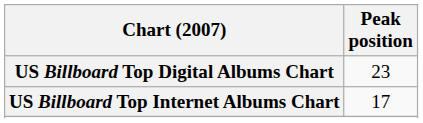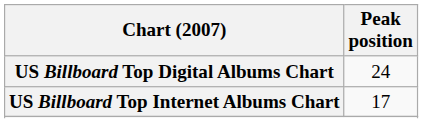(381, 71) 23 -> (381, 71) 24
